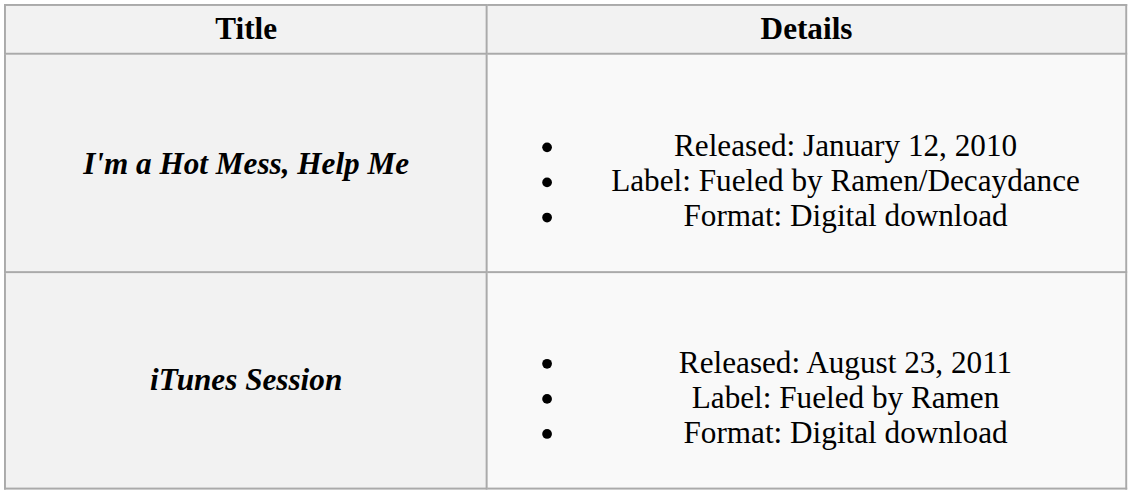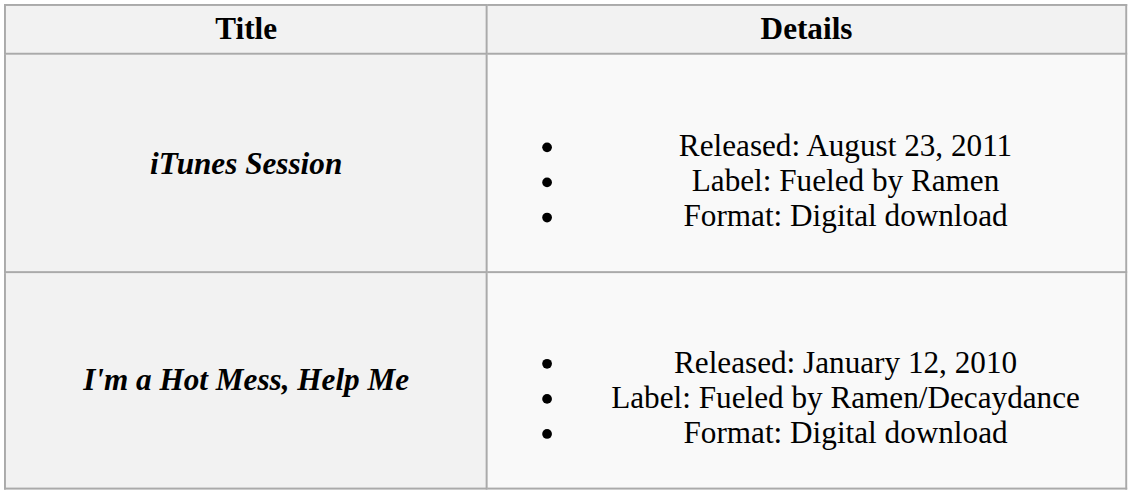rows swapped: (246, 162) <-> (246, 379)
